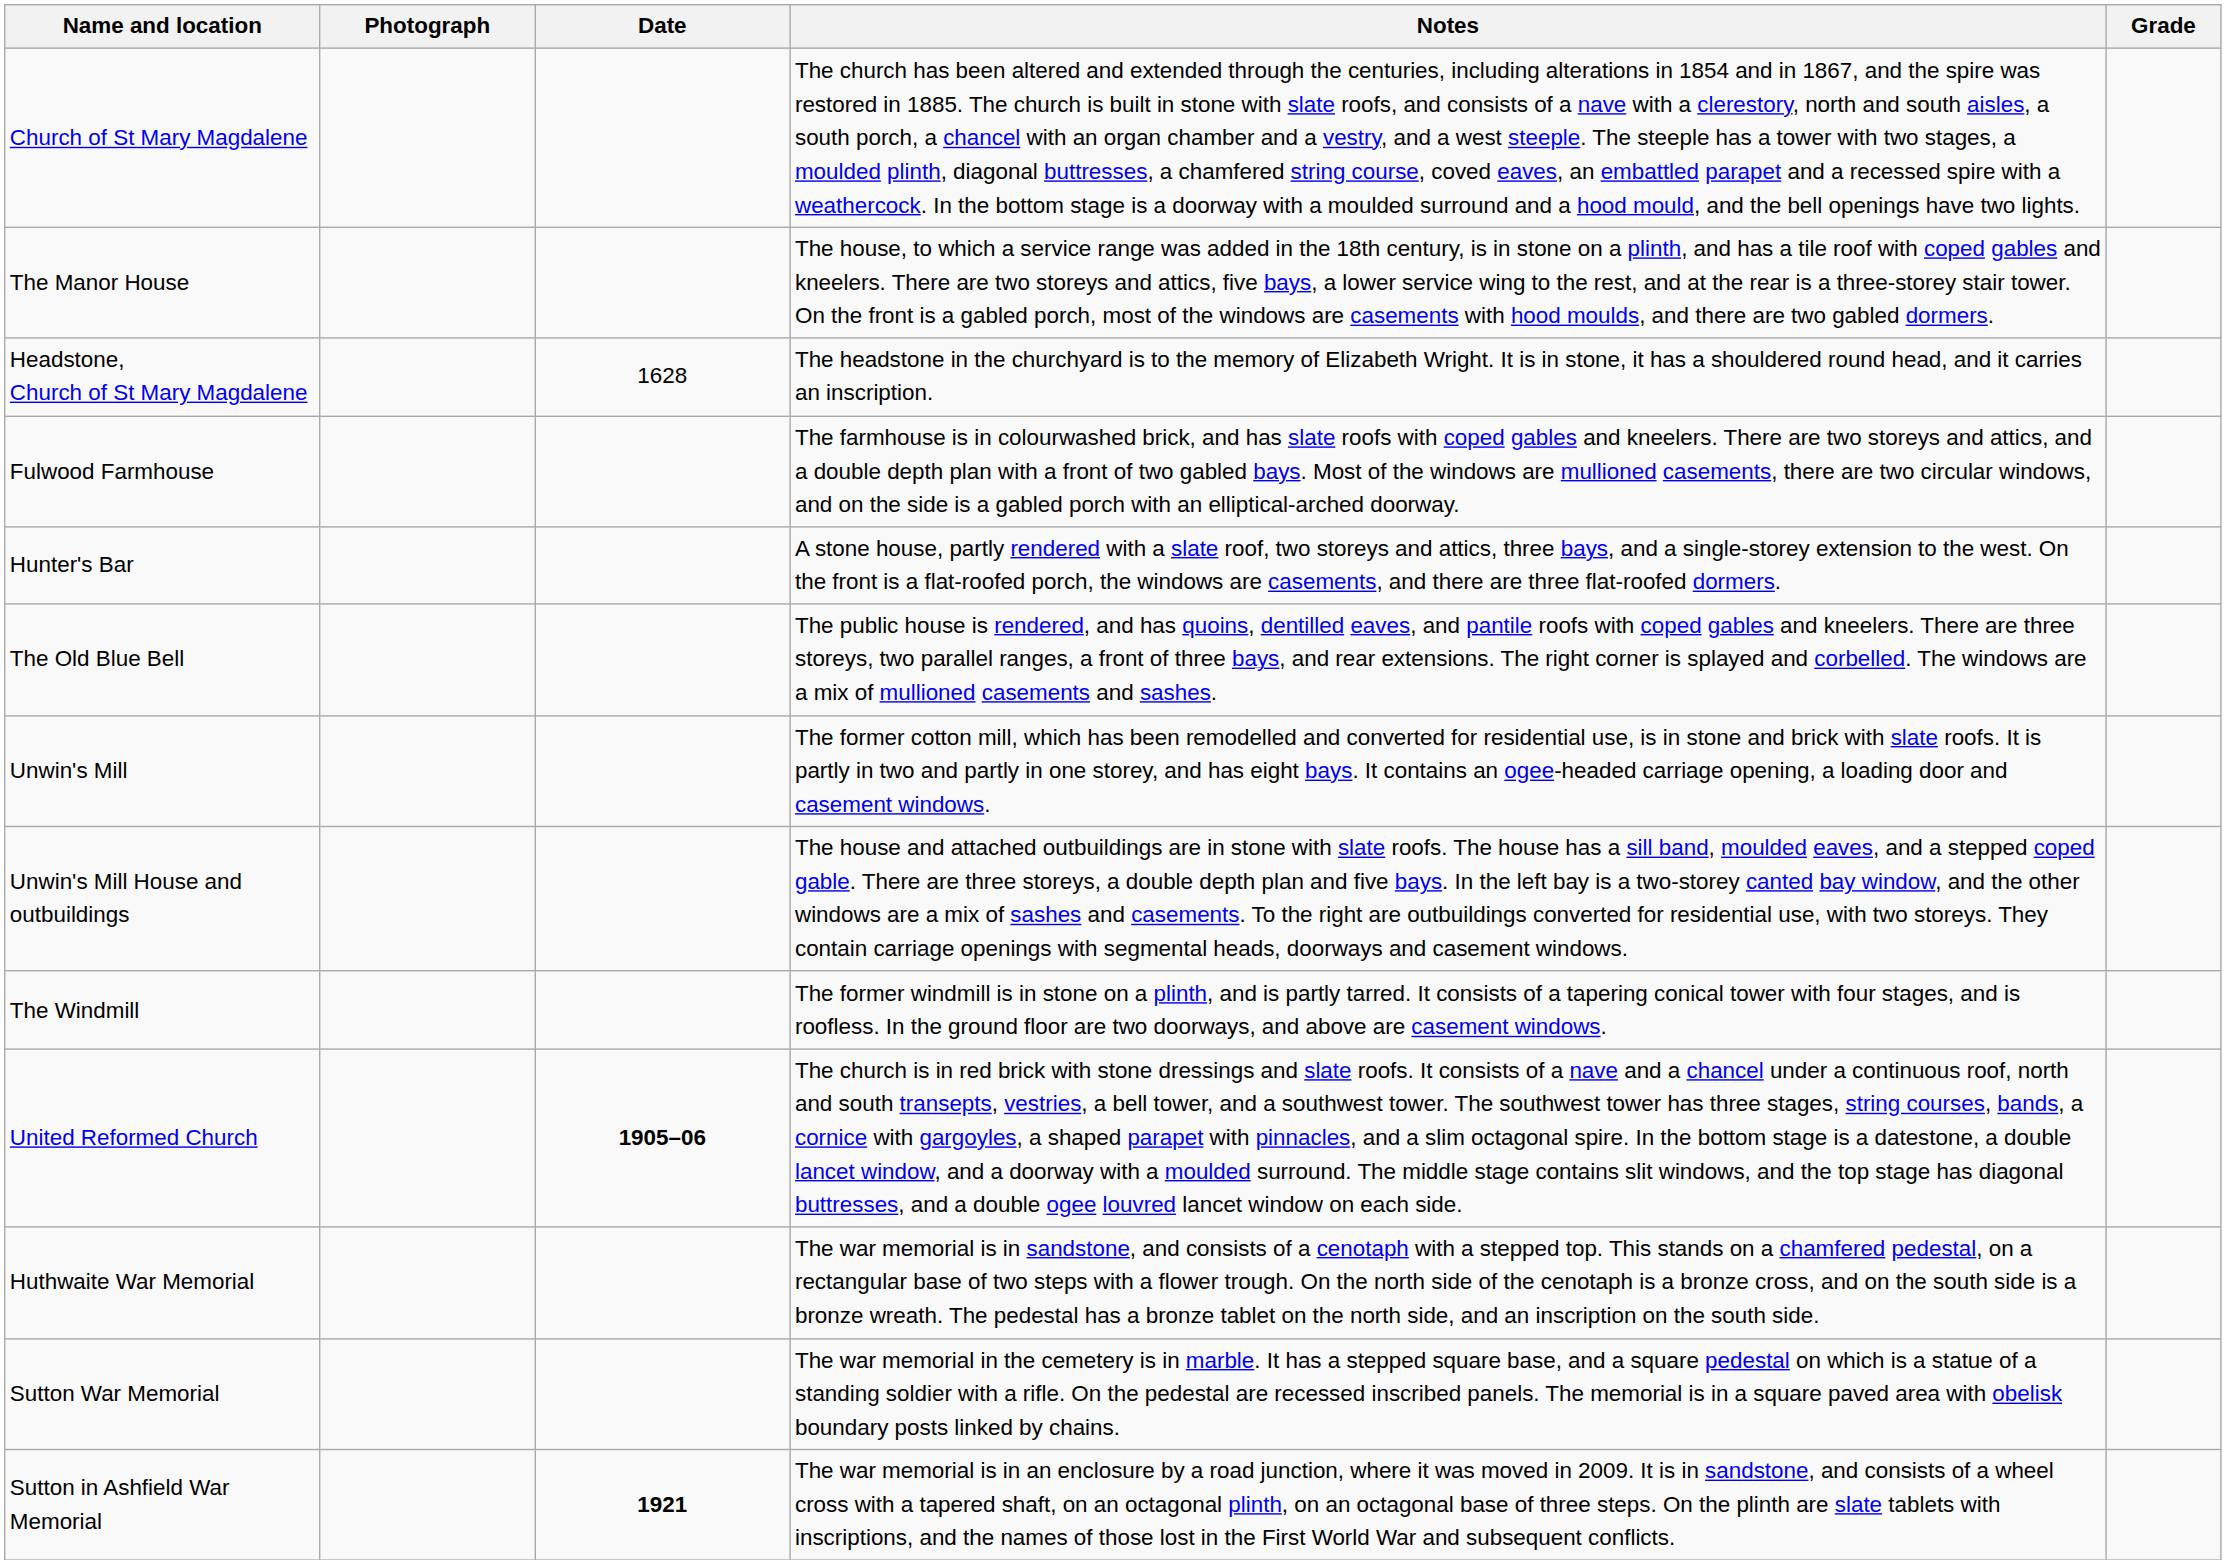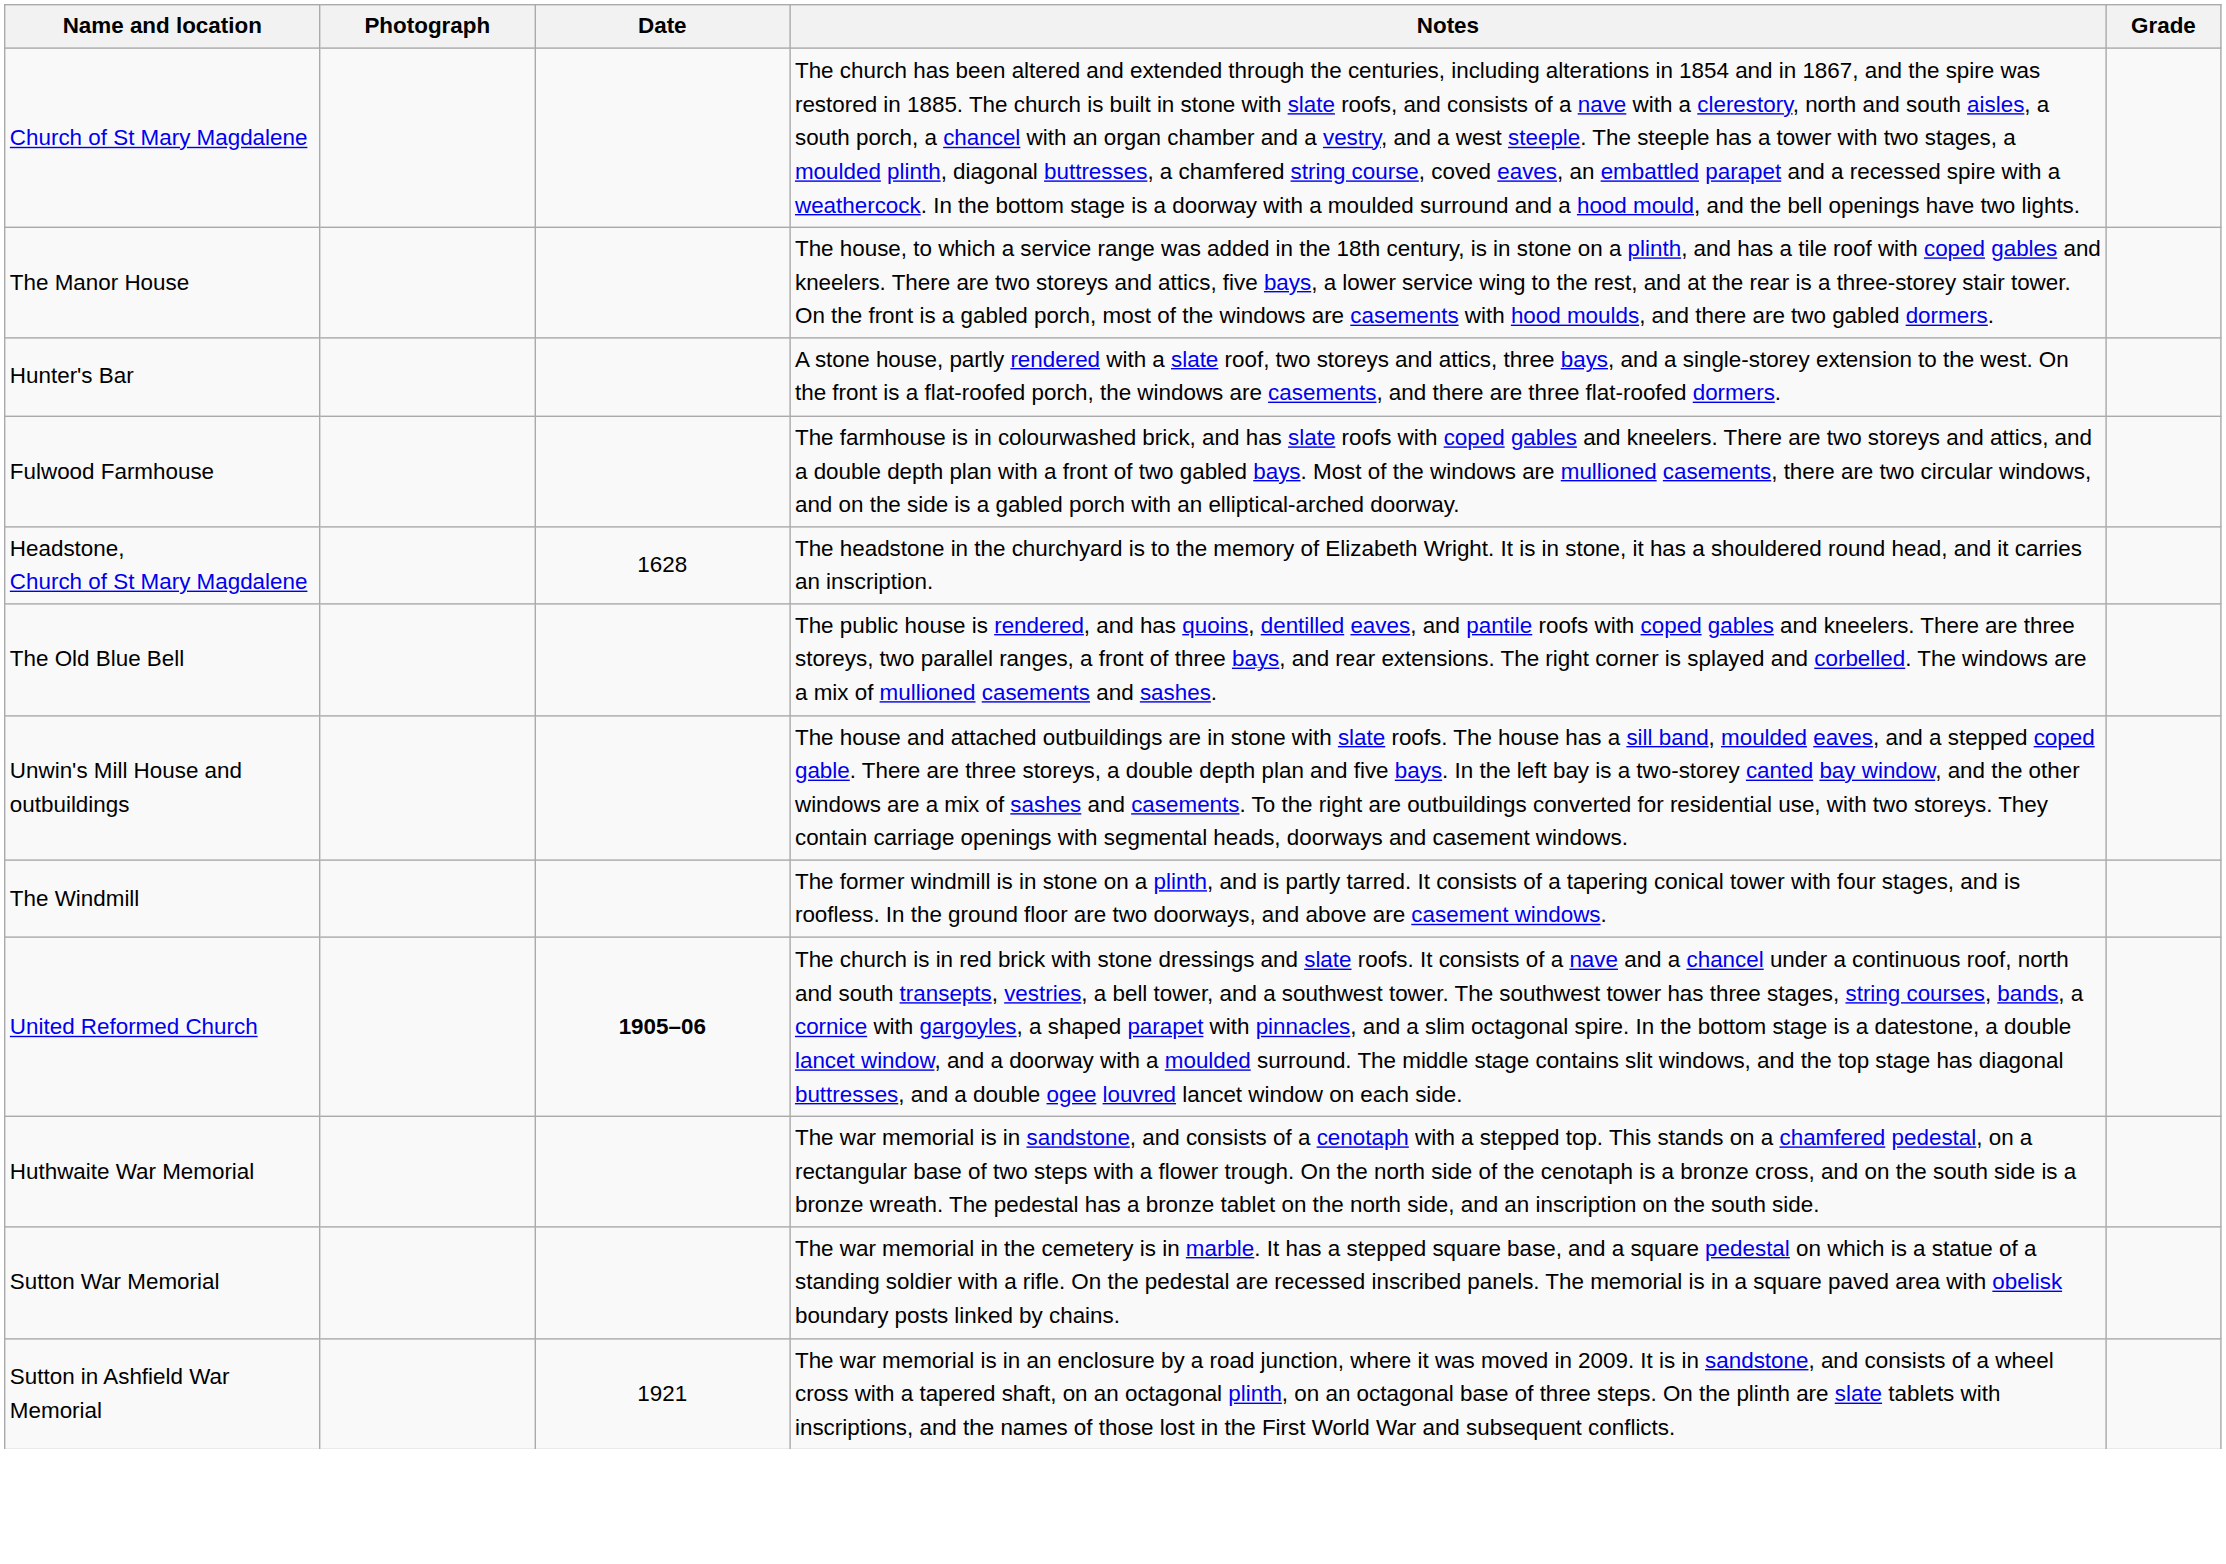rows swapped: (159, 376) <-> (72, 565)
- row: (69, 770)
(662, 1504) bold -> (662, 1393) normal
